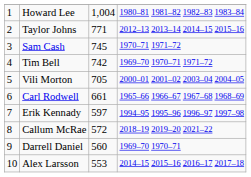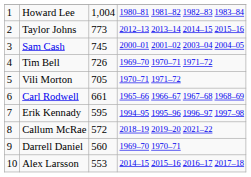(99, 29) 771 -> (99, 29) 773
(150, 46) 1970–71 1971–72 -> (182, 46) 2000–01 2001–02 2003–04 2004–05
(99, 63) 742 -> (99, 63) 726
(182, 79) 2000–01 2001–02 2003–04 2004–05 -> (150, 79) 1970–71 1971–72
(99, 113) 597 -> (99, 113) 595
